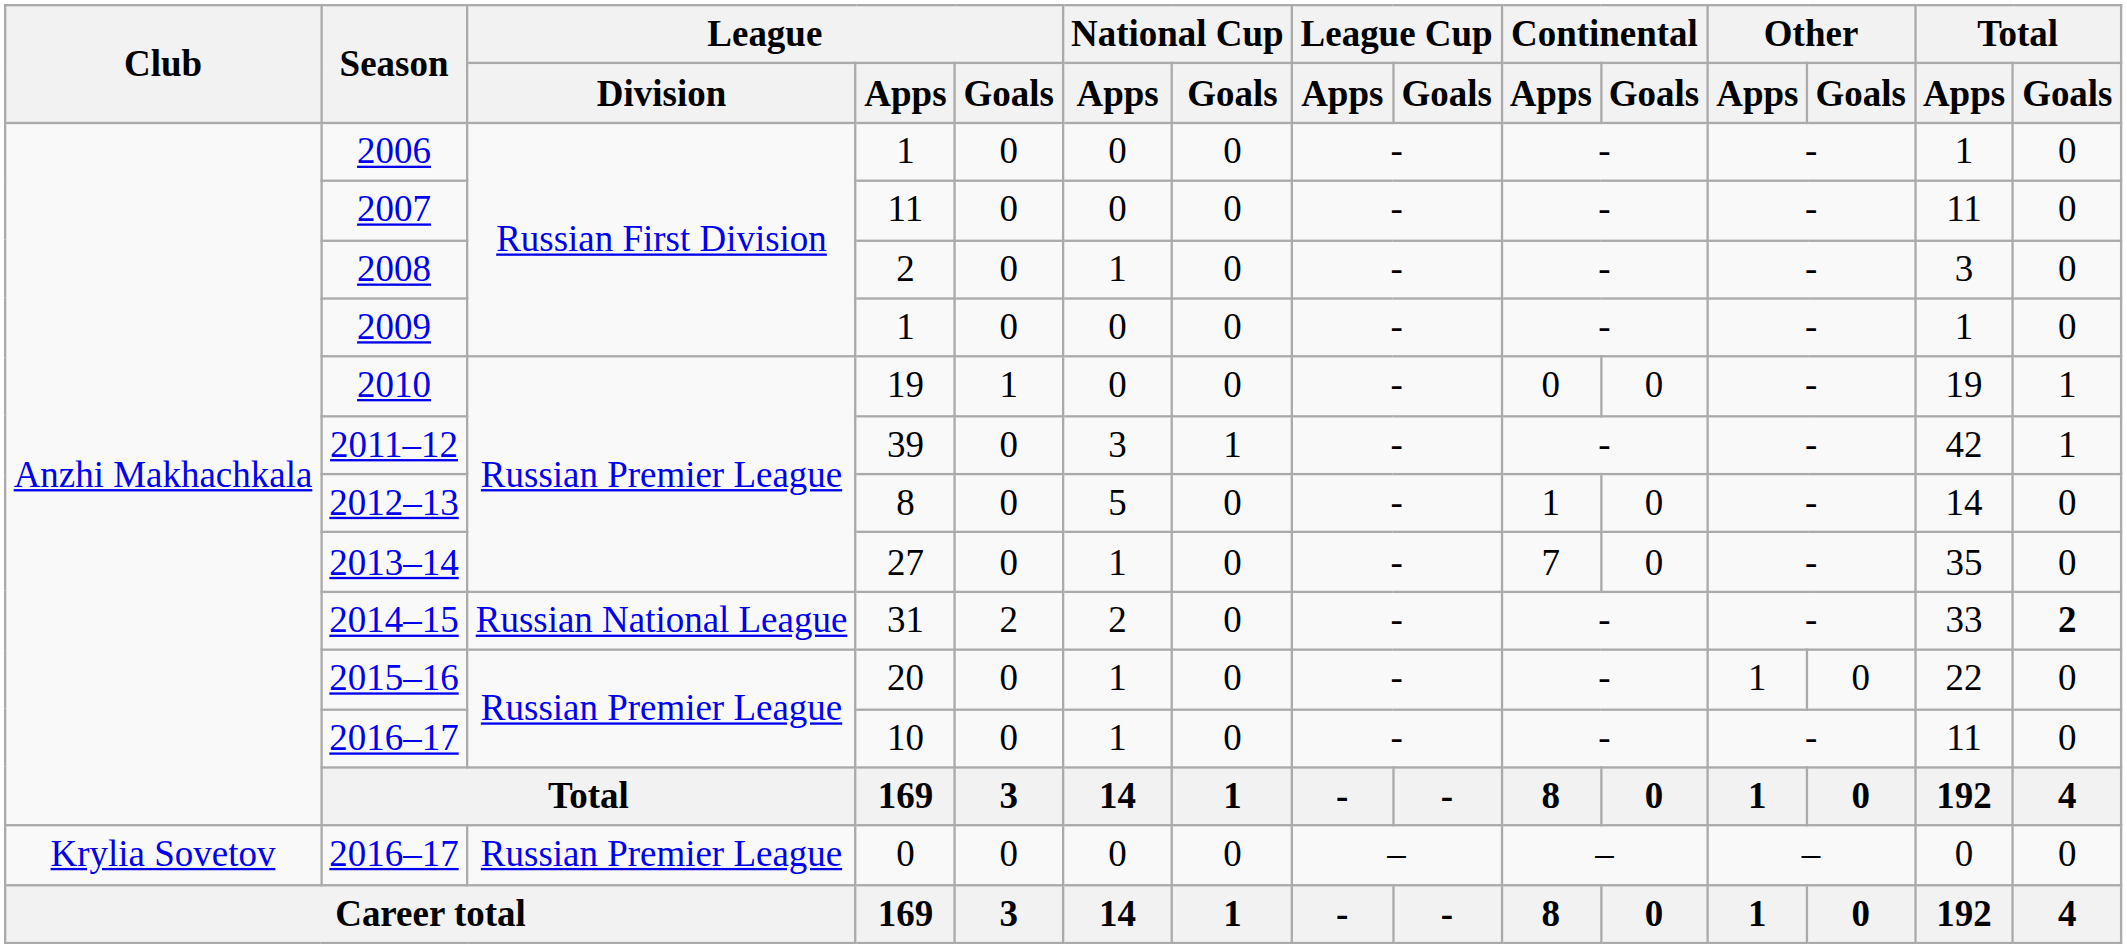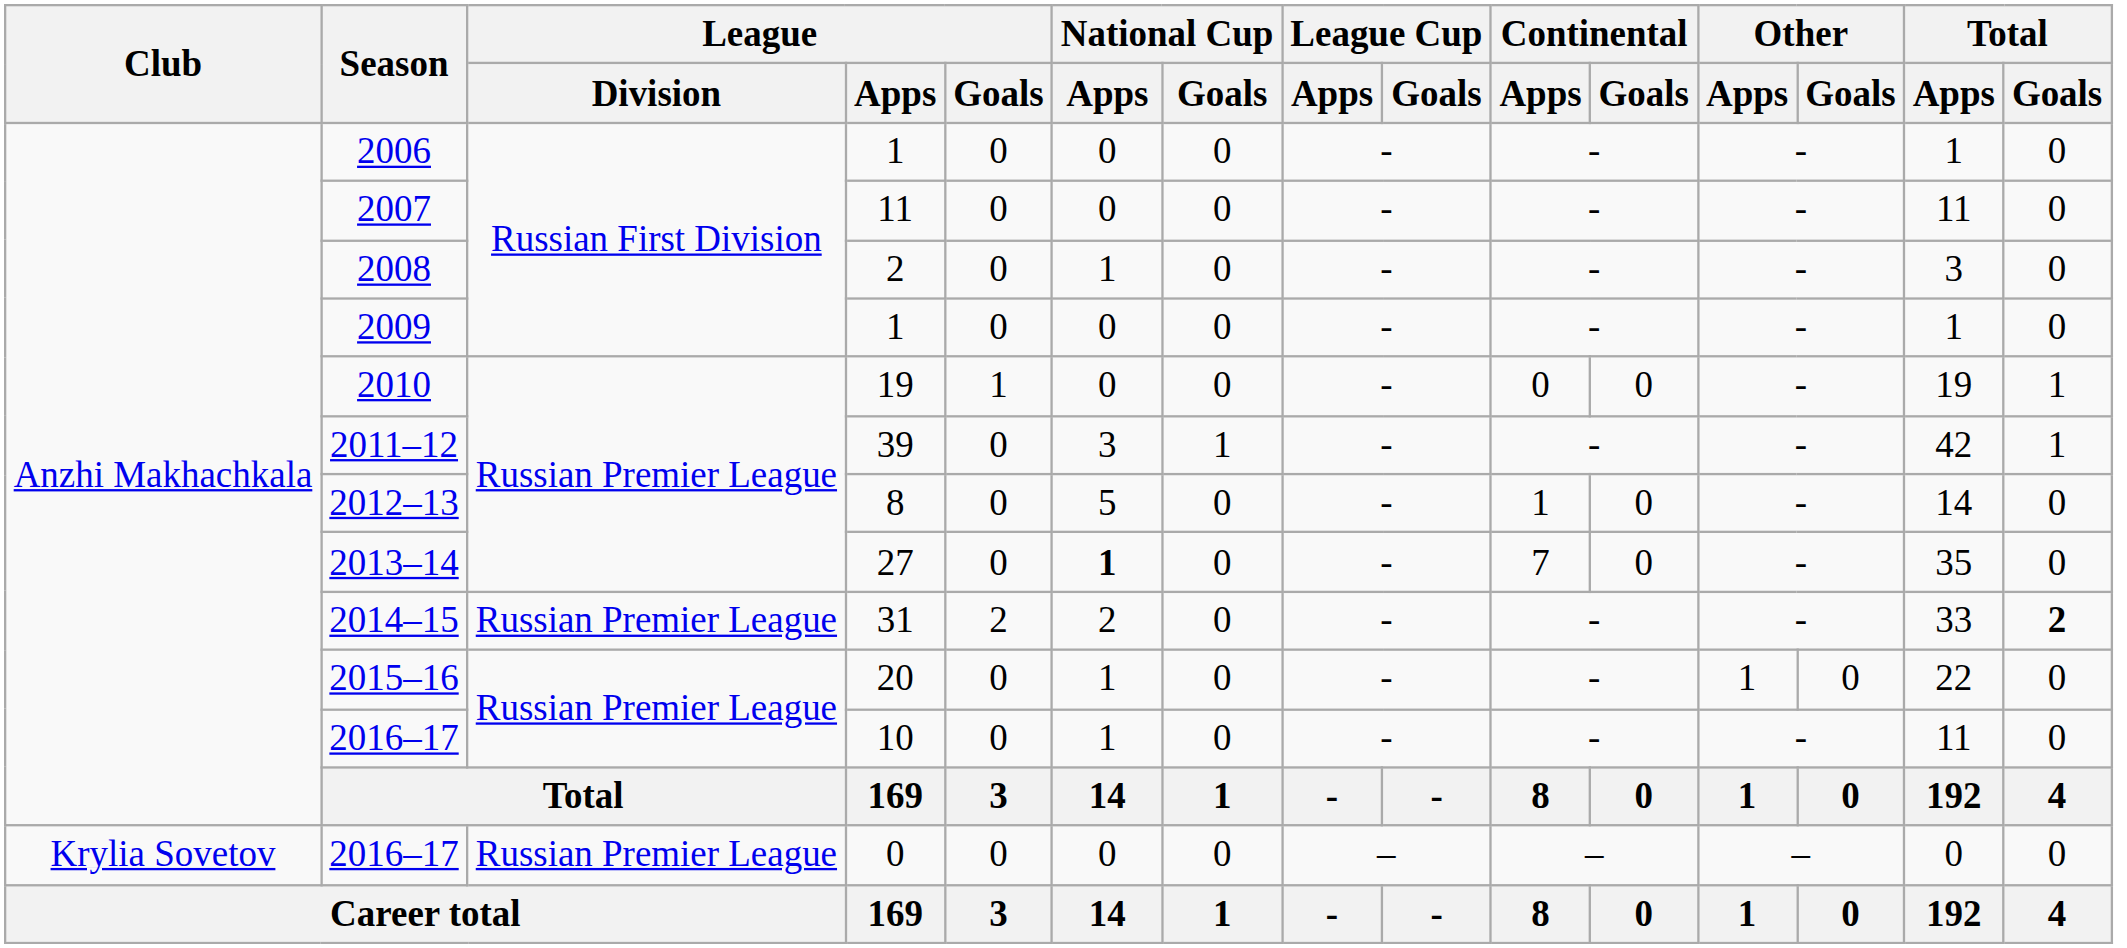(1118, 561) normal -> (1107, 561) bold
(662, 619) Russian National League -> (656, 619) Russian Premier League
